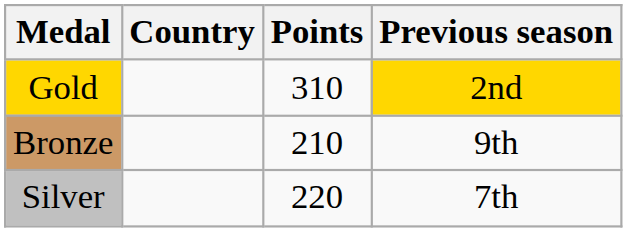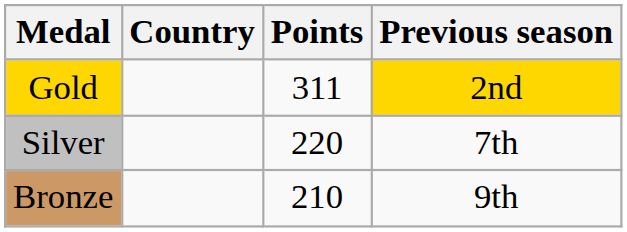(317, 87) 310 -> (317, 87) 311
rows swapped: (63, 197) <-> (63, 142)
